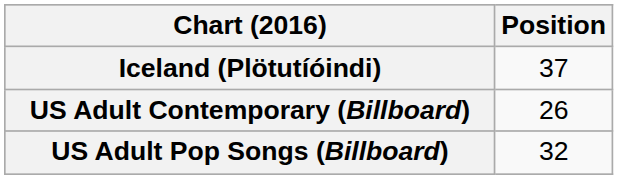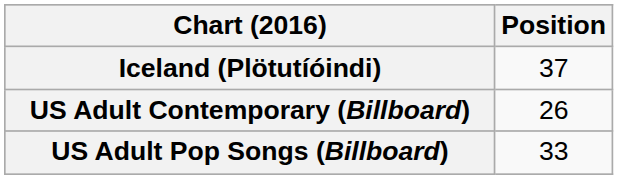(554, 151) 32 -> (554, 151) 33
